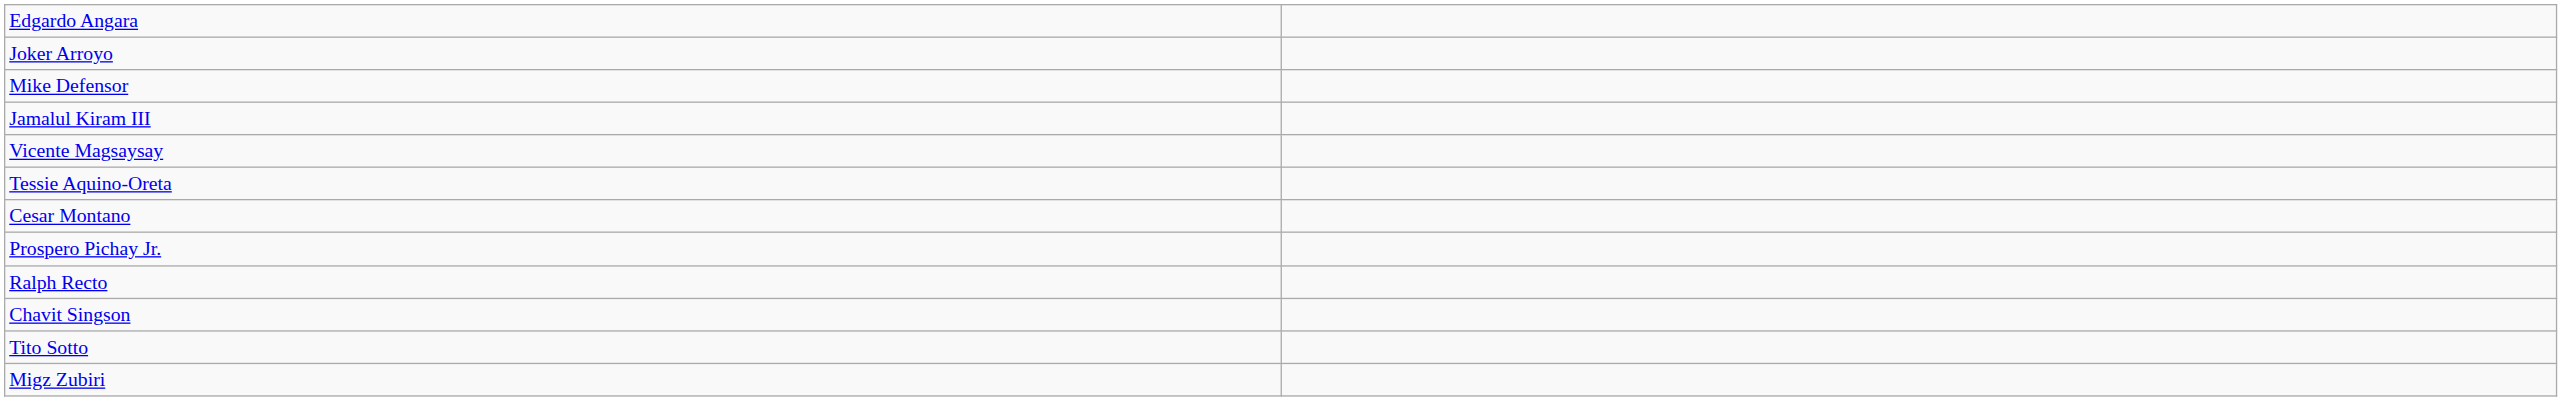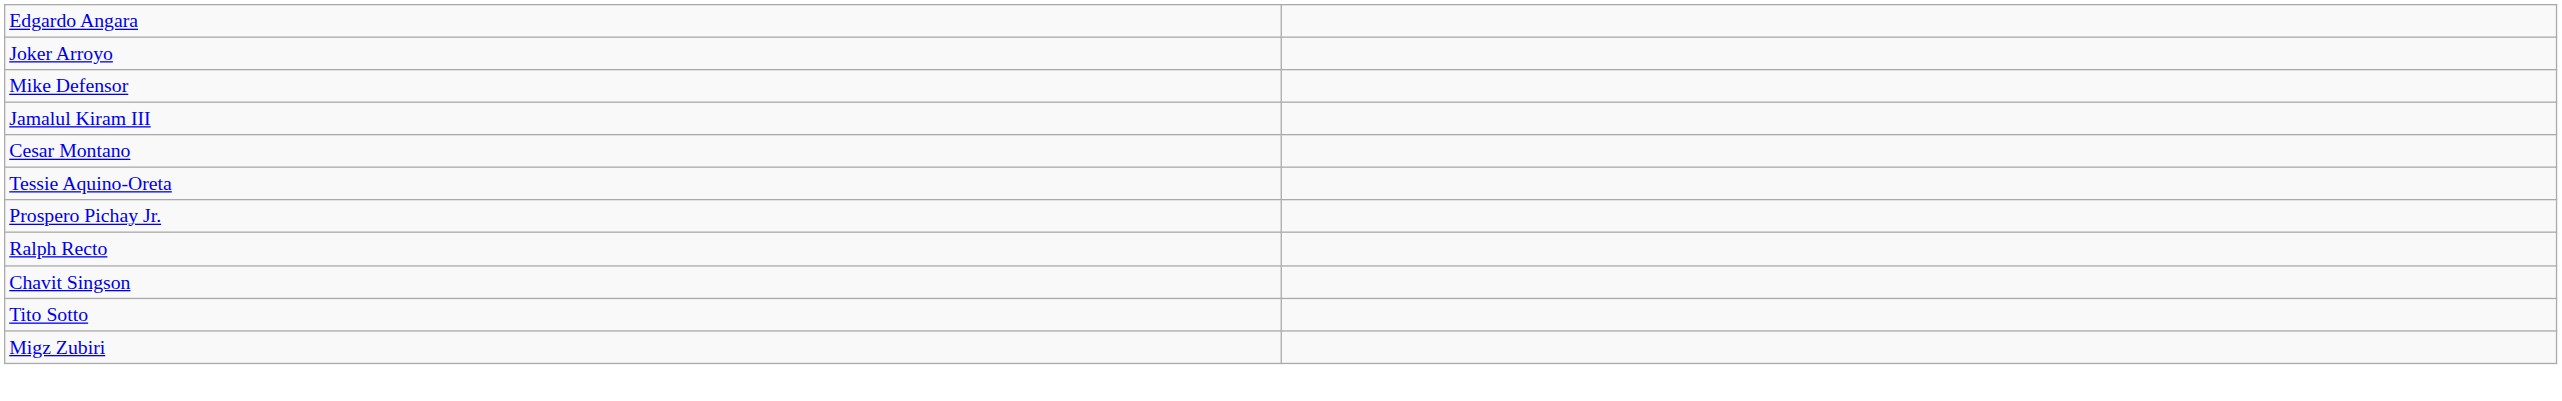- row: (86, 151)
rows swapped: (70, 216) <-> (91, 183)
